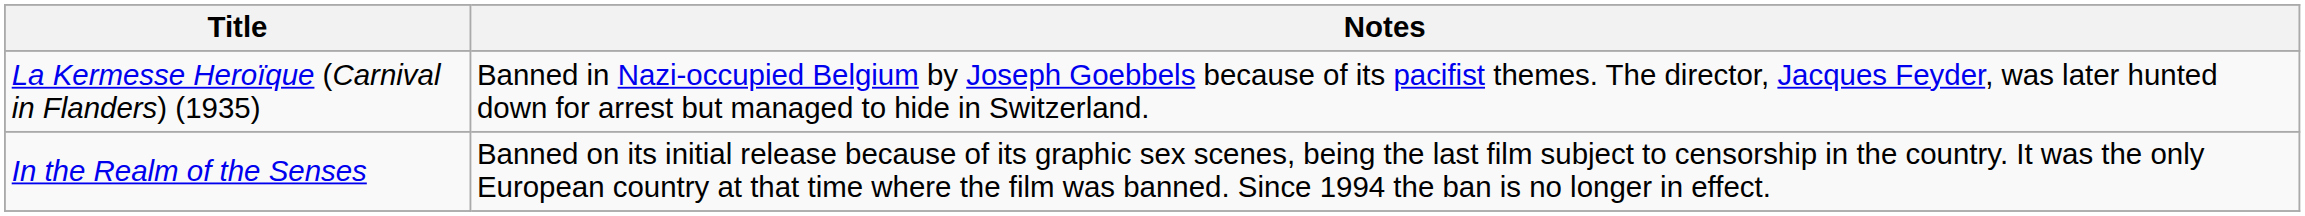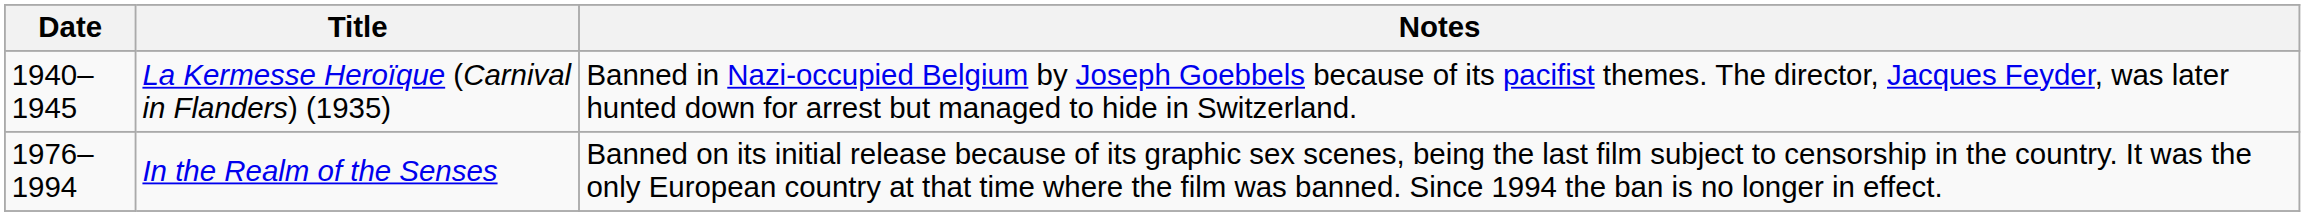+ column: (70, 27)
